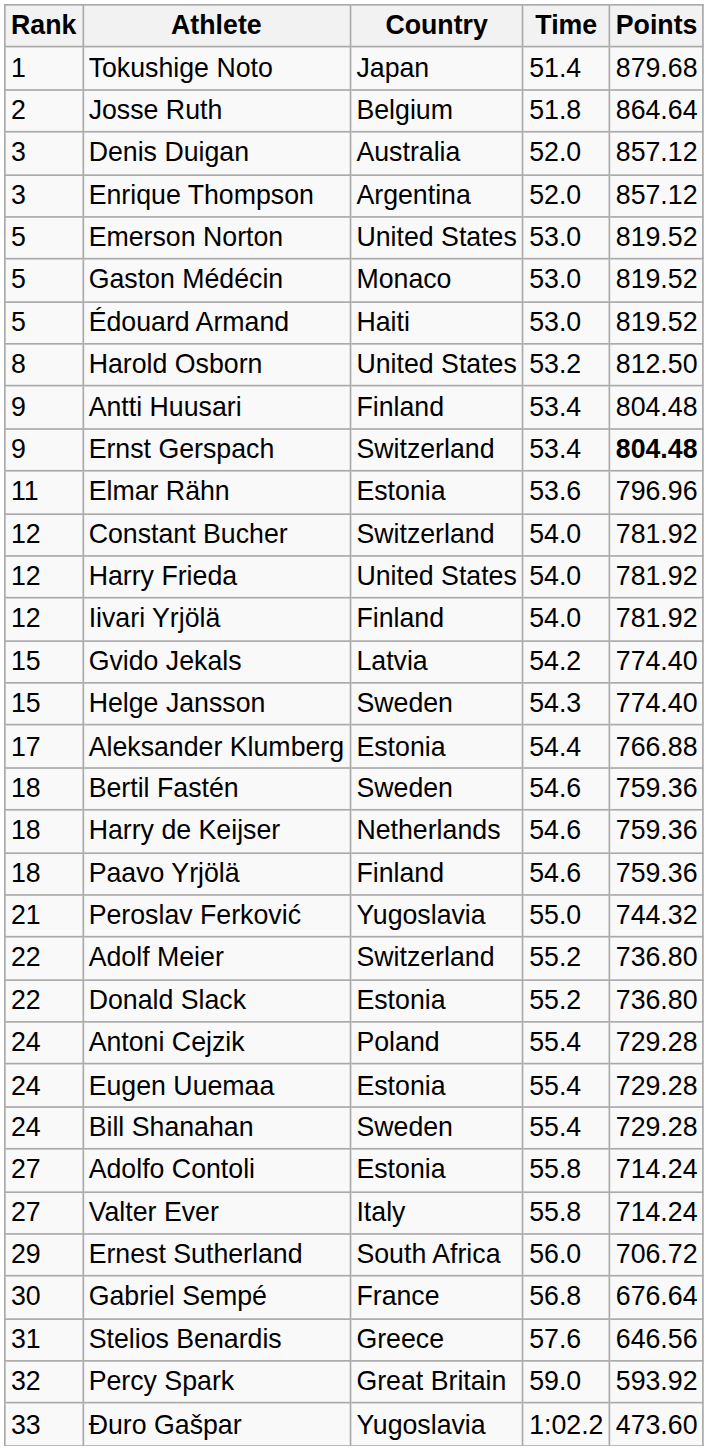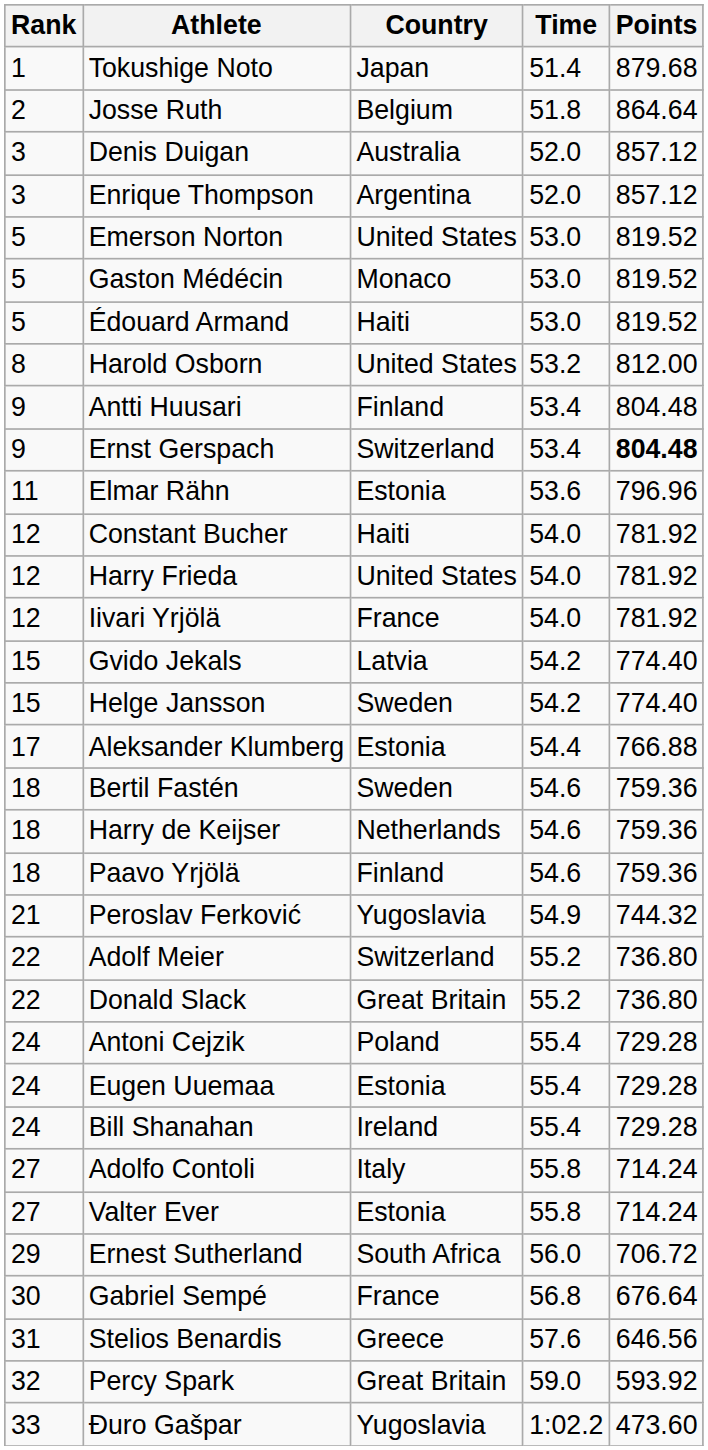(657, 364) 812.50 -> (657, 364) 812.00
(425, 534) Switzerland -> (383, 534) Haiti
(400, 618) Finland -> (398, 618) France
(555, 703) 54.3 -> (555, 703) 54.2
(555, 915) 55.0 -> (555, 915) 54.9
(401, 1000) Estonia -> (431, 1000) Great Britain
(405, 1127) Sweden -> (397, 1127) Ireland
(401, 1169) Estonia -> (381, 1169) Italy
(381, 1212) Italy -> (401, 1212) Estonia
